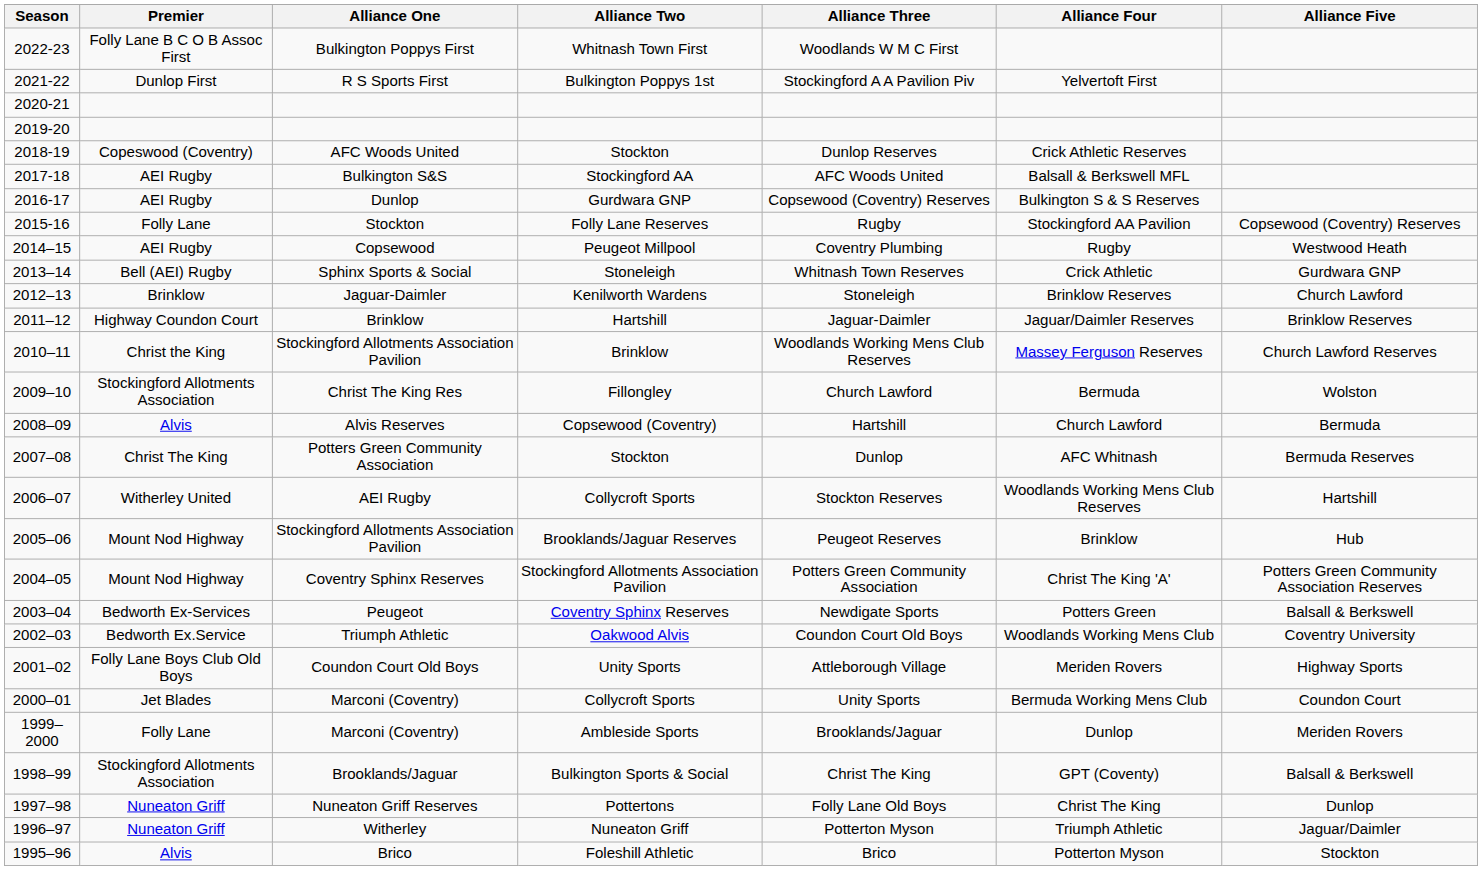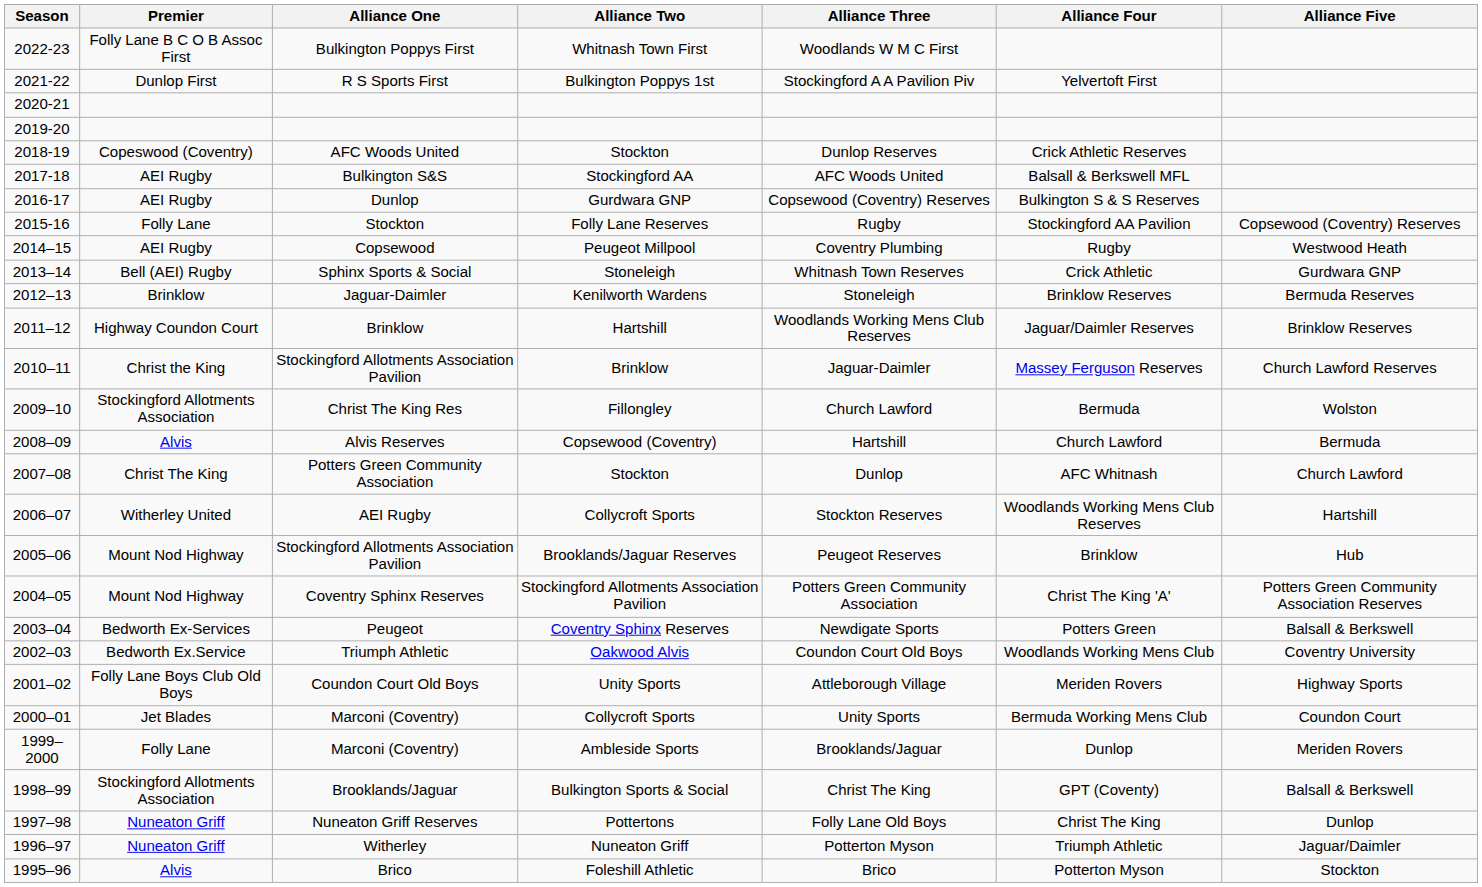(1350, 295) Church Lawford -> (1350, 295) Bermuda Reserves
(879, 319) Jaguar-Daimler -> (879, 328) Woodlands Working Mens Club Reserves
(879, 351) Woodlands Working Mens Club Reserves -> (879, 368) Jaguar-Daimler
(1350, 457) Bermuda Reserves -> (1350, 474) Church Lawford
